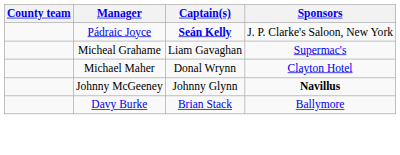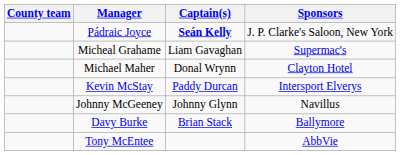+ row: (119, 86)
(320, 86) bold -> (320, 104) normal
+ row: (119, 141)
